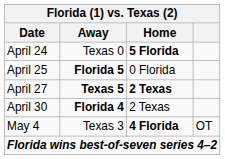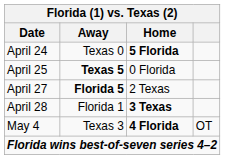(99, 70) Florida 5 -> (102, 70) Texas 5
(102, 88) Texas 5 -> (99, 88) Florida 5
(150, 88) bold -> (149, 88) normal
+ row: (27, 107)
- row: (27, 107)
